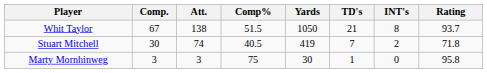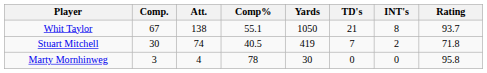(253, 28) 51.5 -> (253, 28) 55.1
(199, 60) 3 -> (199, 60) 4
(253, 60) 75 -> (253, 60) 78
(352, 60) 1 -> (352, 60) 0
